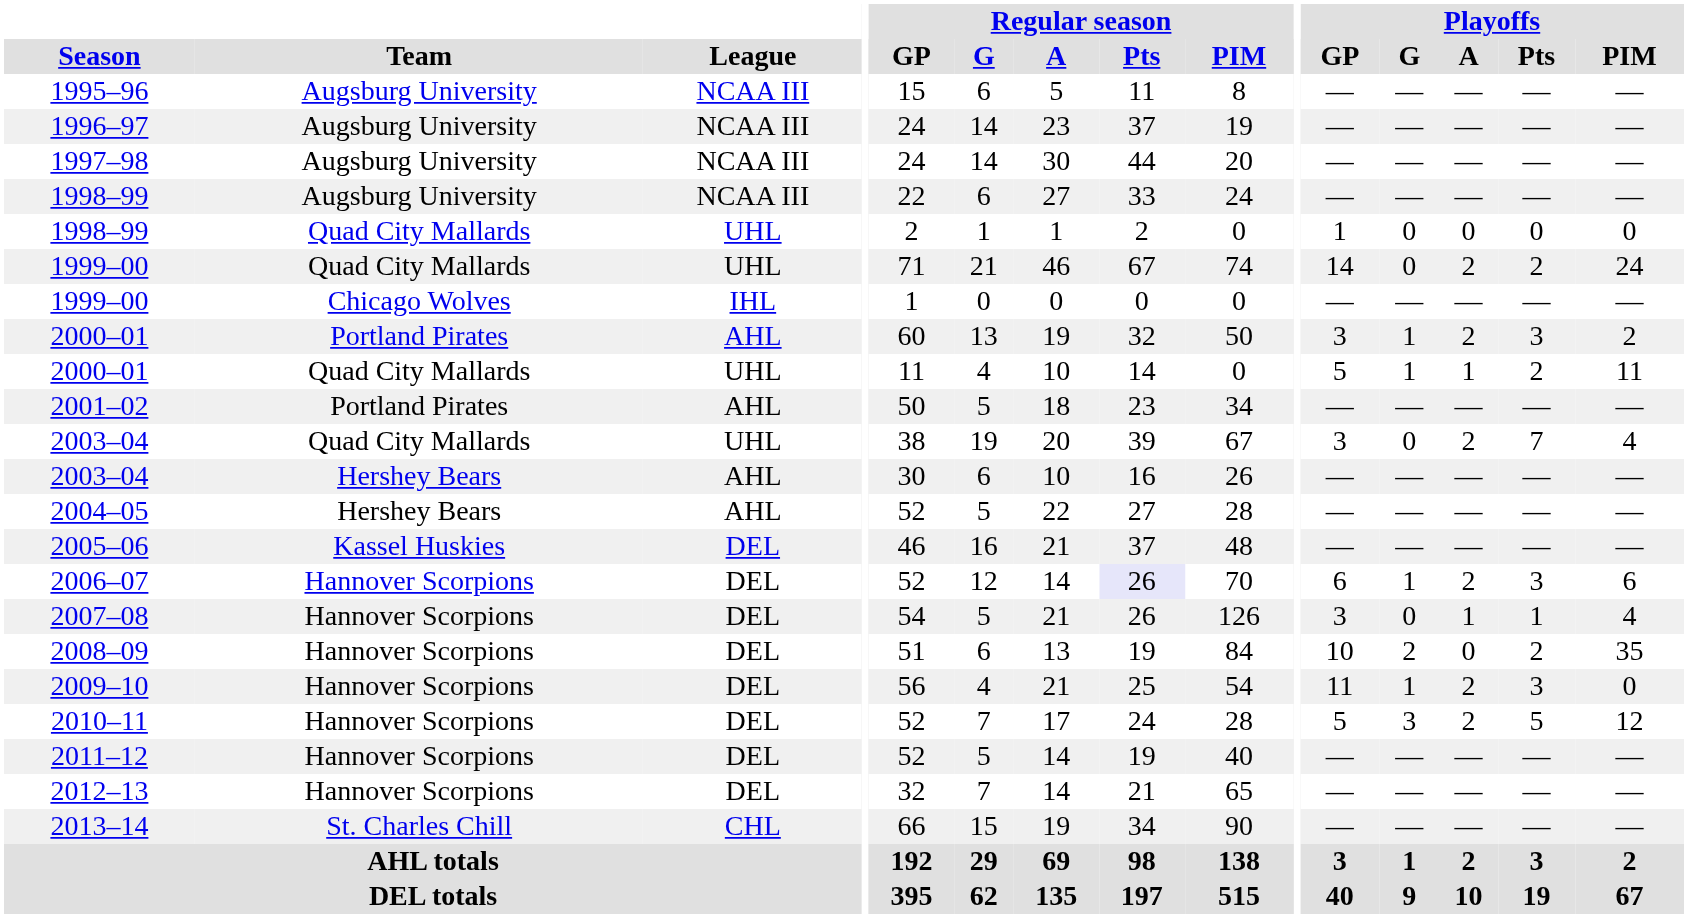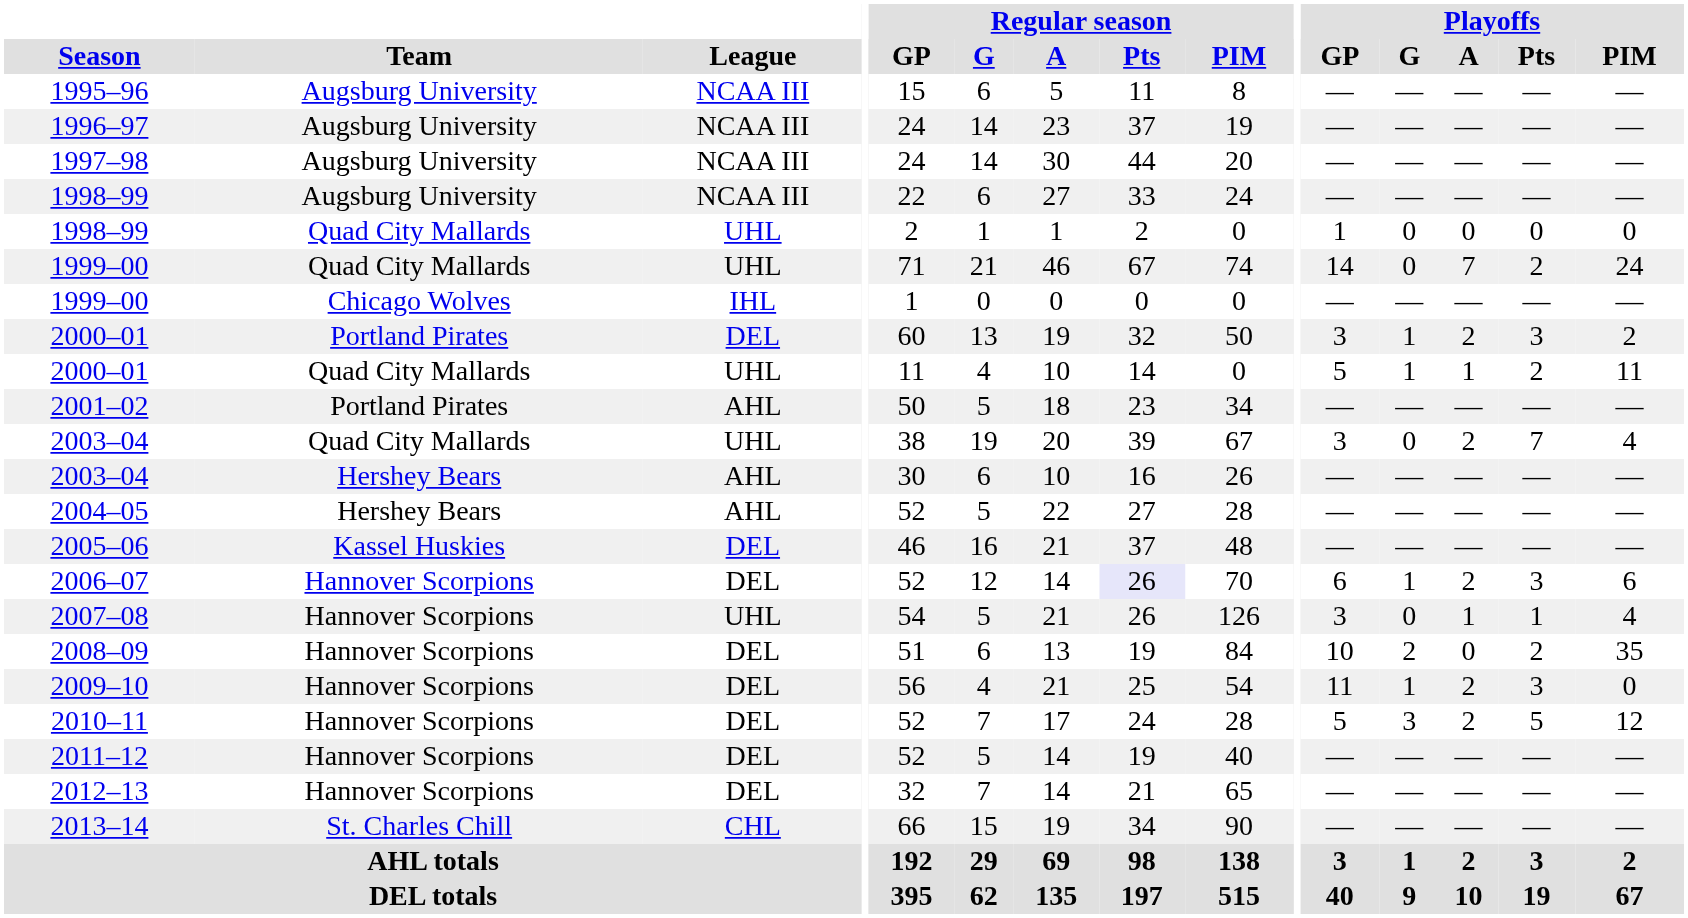(1469, 266) 2 -> (1469, 266) 7
(753, 336) AHL -> (753, 336) DEL
(753, 616) DEL -> (753, 616) UHL
